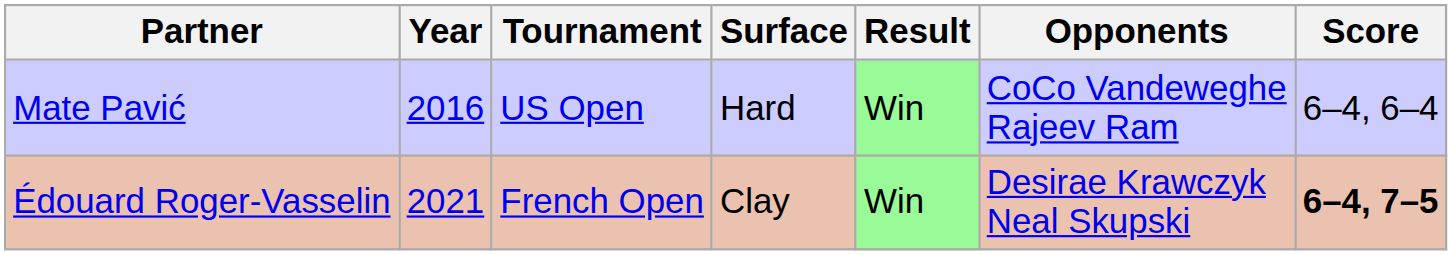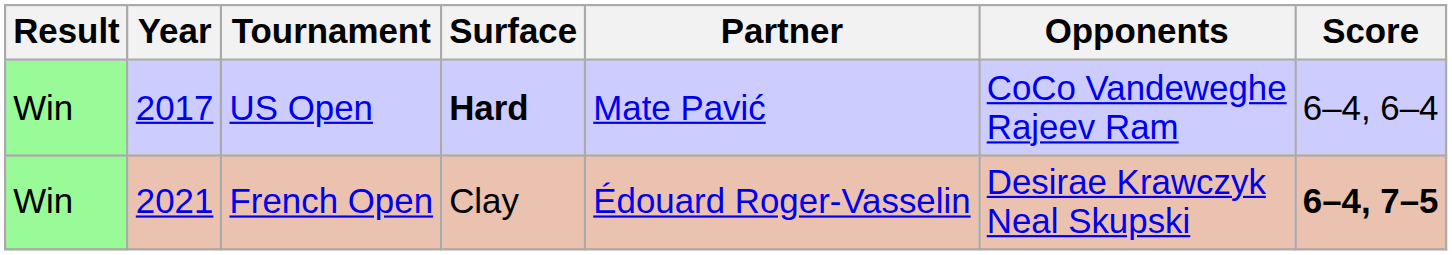columns swapped: (917, 32) <-> (202, 32)
(445, 107) 2016 -> (175, 107) 2017
(758, 107) normal -> (489, 107) bold
